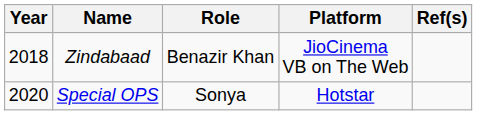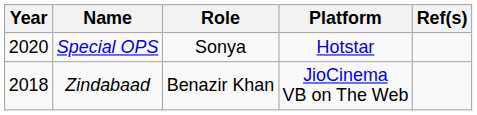rows swapped: (108, 57) <-> (108, 95)
